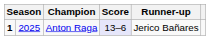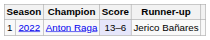(10, 27) bold -> (10, 27) normal
(29, 27) 2025 -> (29, 27) 2022
